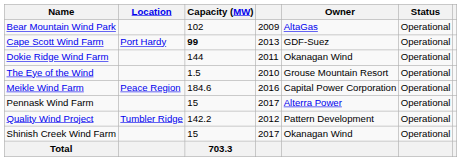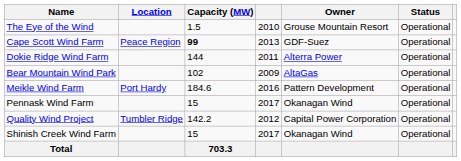rows swapped: (61, 27) <-> (50, 73)
(143, 42) Port Hardy -> (150, 42) Peace Region
(318, 57) Okanagan Wind -> (313, 57) Alterra Power
(150, 88) Peace Region -> (143, 88) Port Hardy
(340, 88) Capital Power Corporation -> (329, 88) Pattern Development
(313, 103) Alterra Power -> (318, 103) Okanagan Wind
(329, 118) Pattern Development -> (340, 118) Capital Power Corporation
